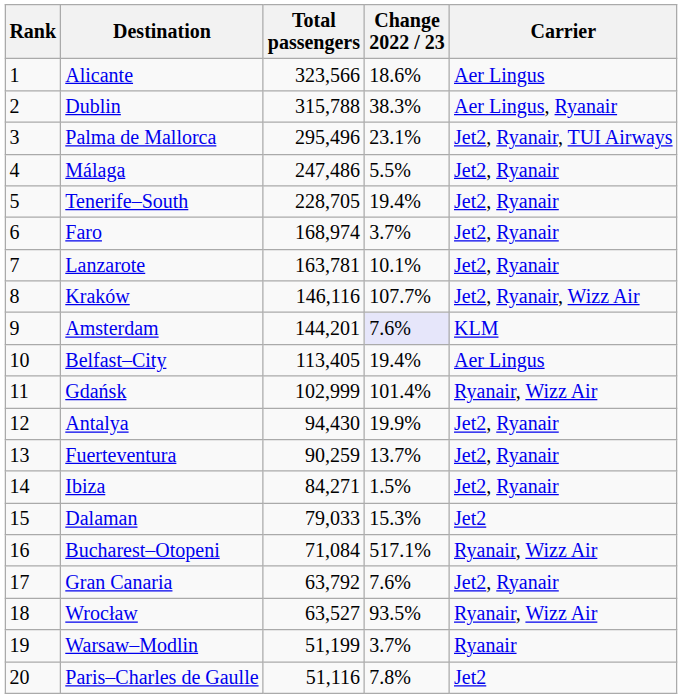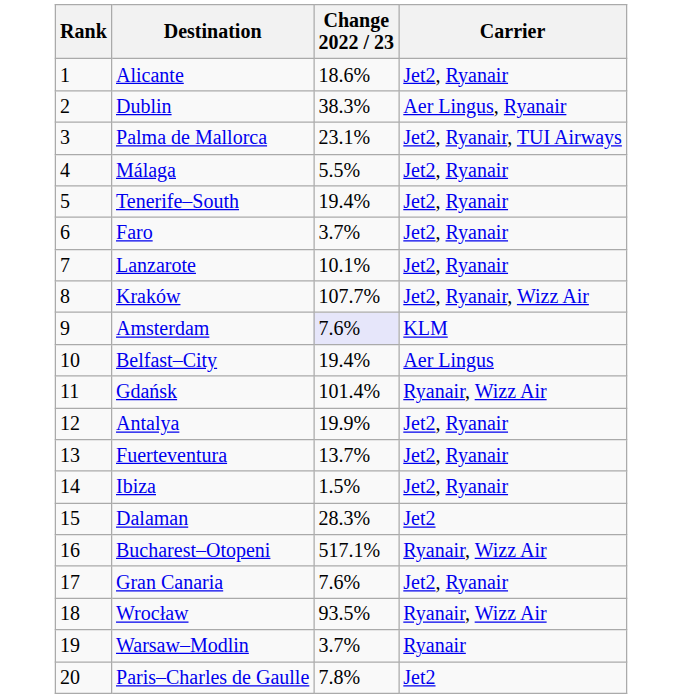- column: (314, 31)
(499, 74) Aer Lingus -> (456, 74) Jet2, Ryanair
(395, 518) 15.3% -> (344, 518) 28.3%
